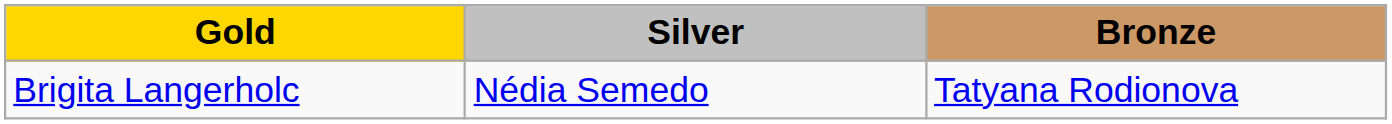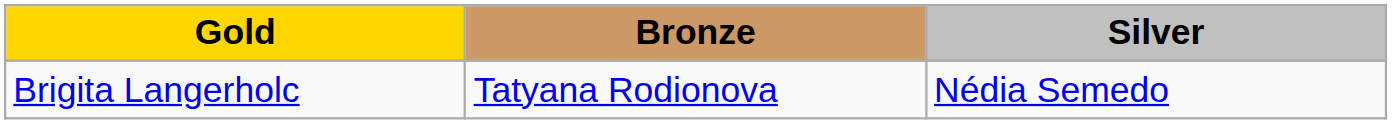columns swapped: (696, 32) <-> (1156, 32)
